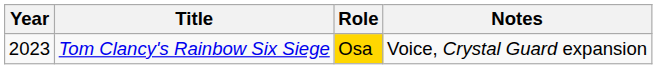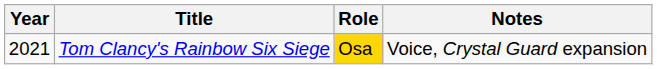(30, 48) 2023 -> (30, 48) 2021
